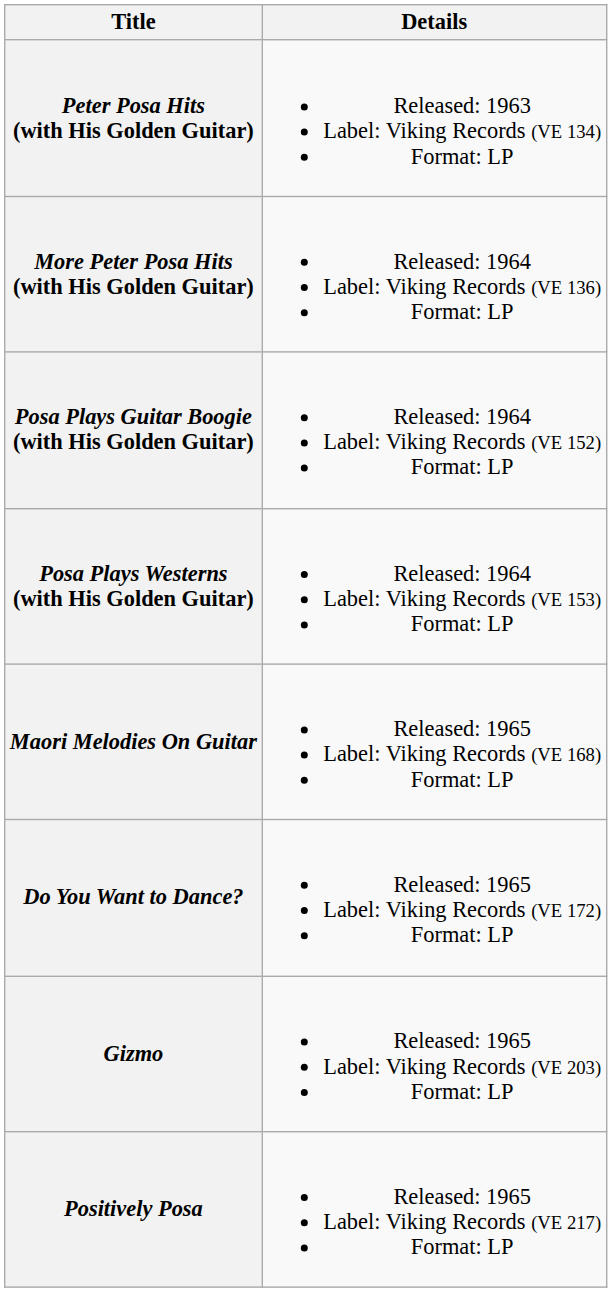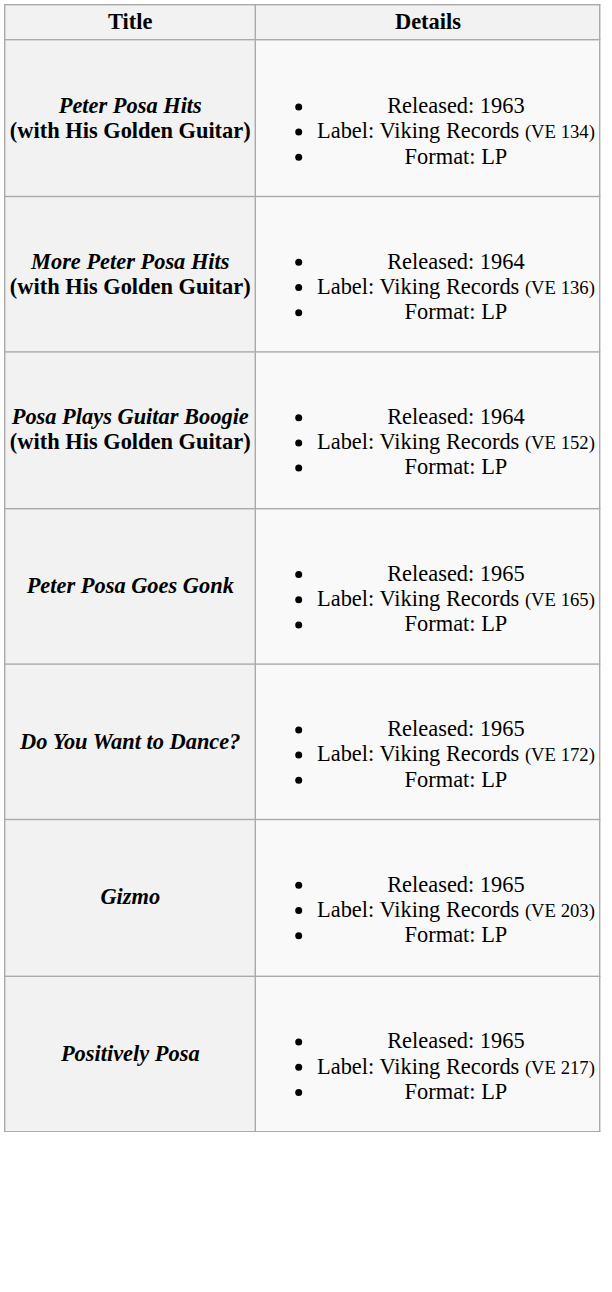- row: (133, 585)
+ row: (130, 585)
- row: (133, 741)
